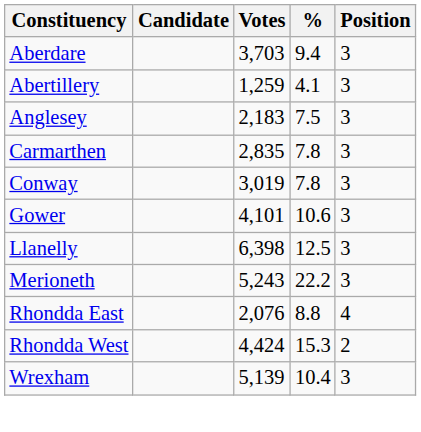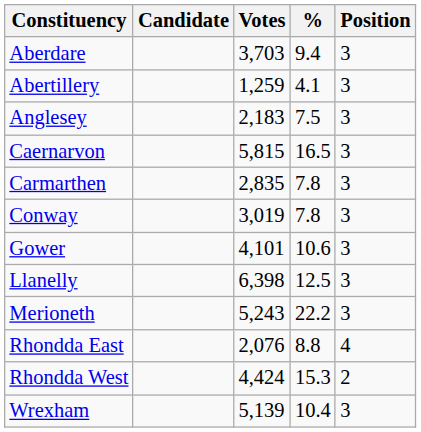+ row: (57, 150)
